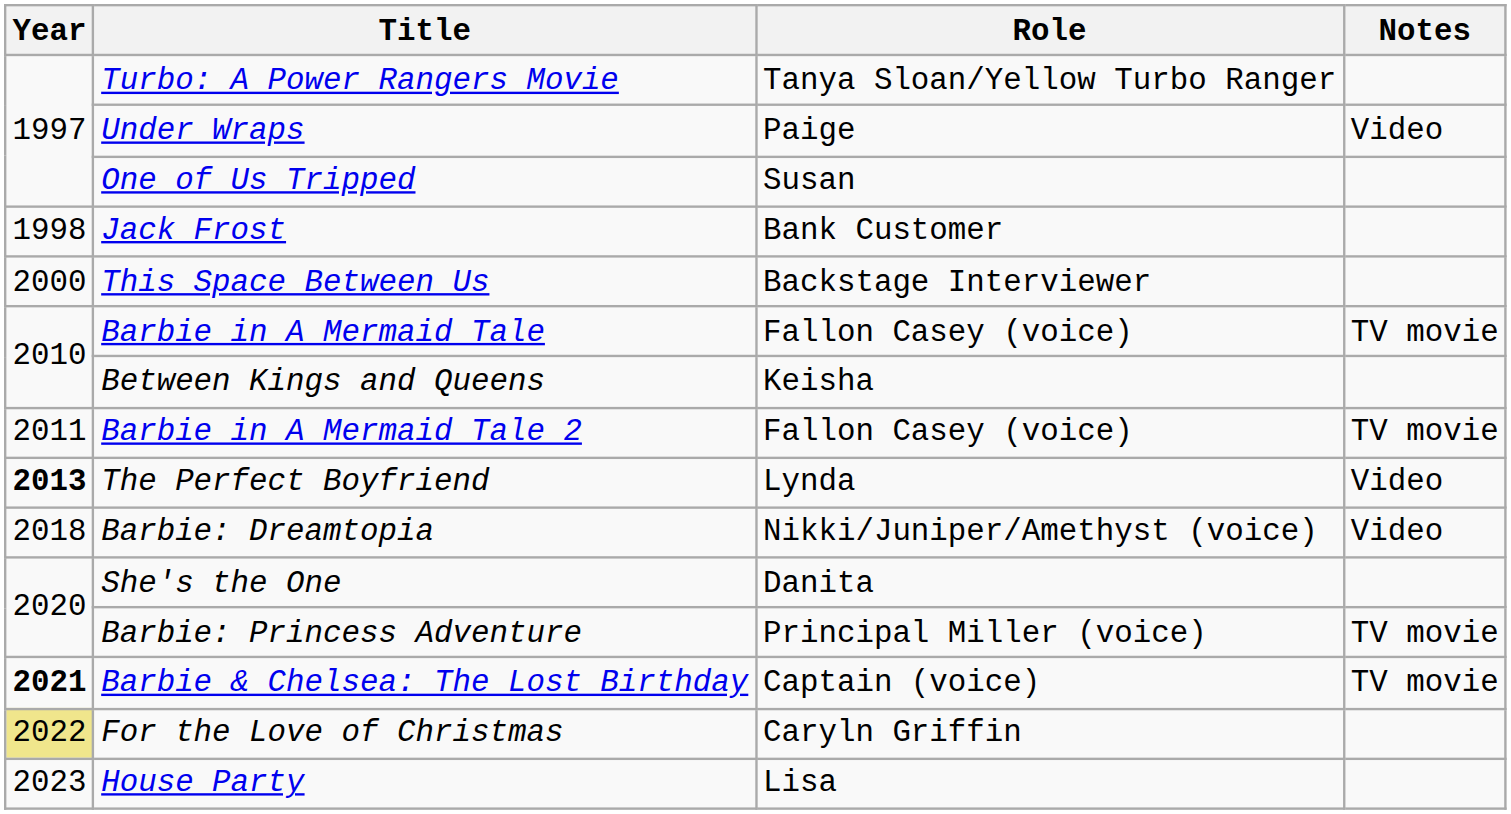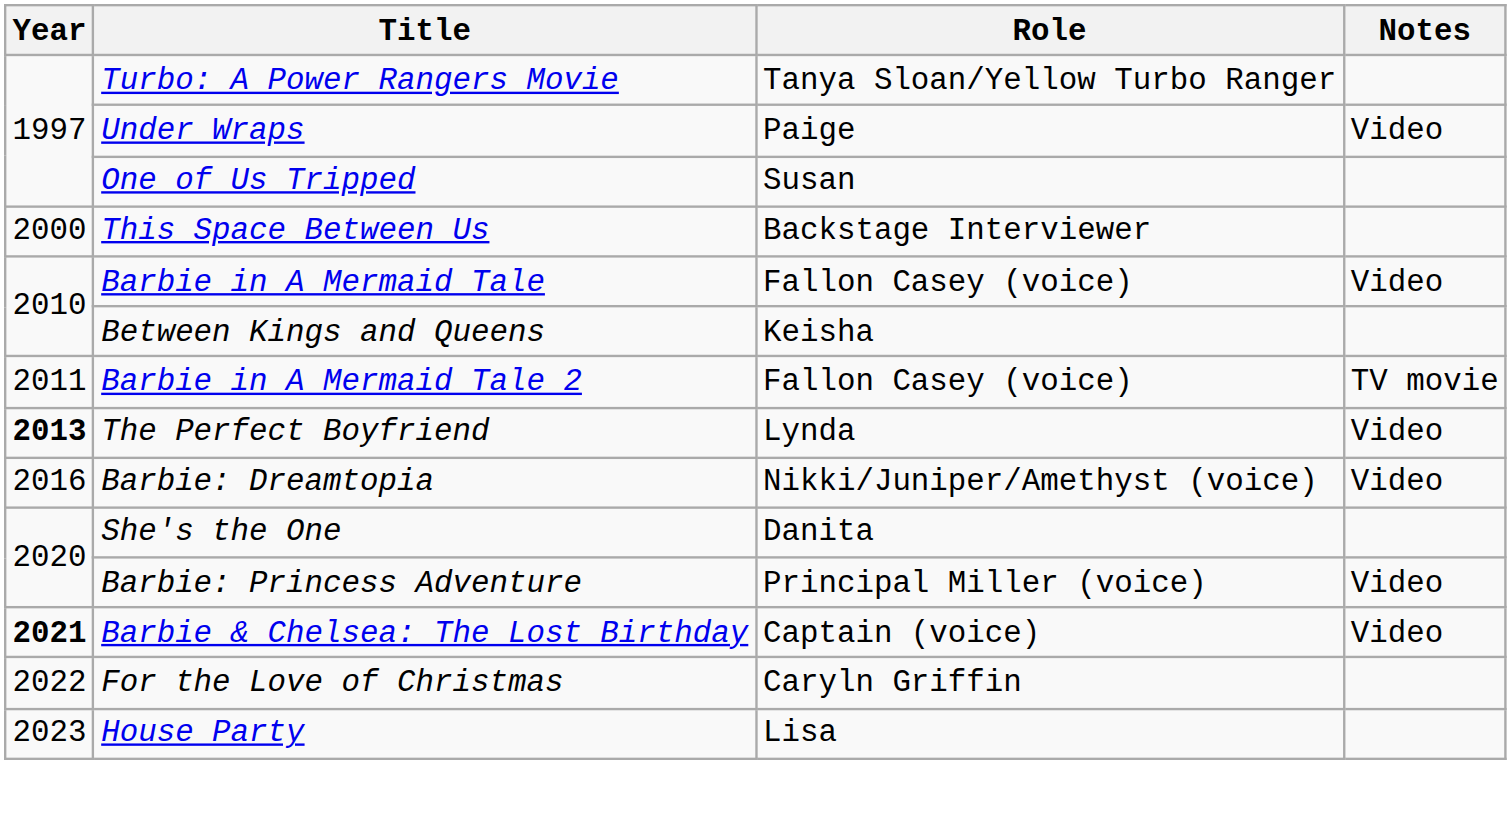- row: (194, 231)
(1425, 332) TV movie -> (1397, 281) Video
(50, 532) 2018 -> (50, 482) 2016
(1425, 633) TV movie -> (1397, 583) Video
(1425, 683) TV movie -> (1397, 633) Video
(50, 733) khaki background -> (50, 683) no background
